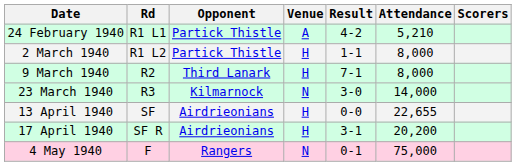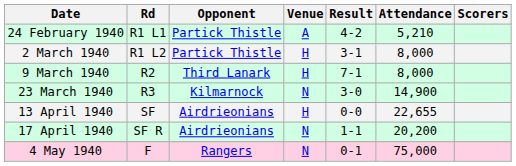(351, 54) 1-1 -> (351, 54) 3-1
(415, 93) 14,000 -> (415, 93) 14,900
(305, 132) H -> (305, 132) N
(351, 132) 3-1 -> (351, 132) 1-1
